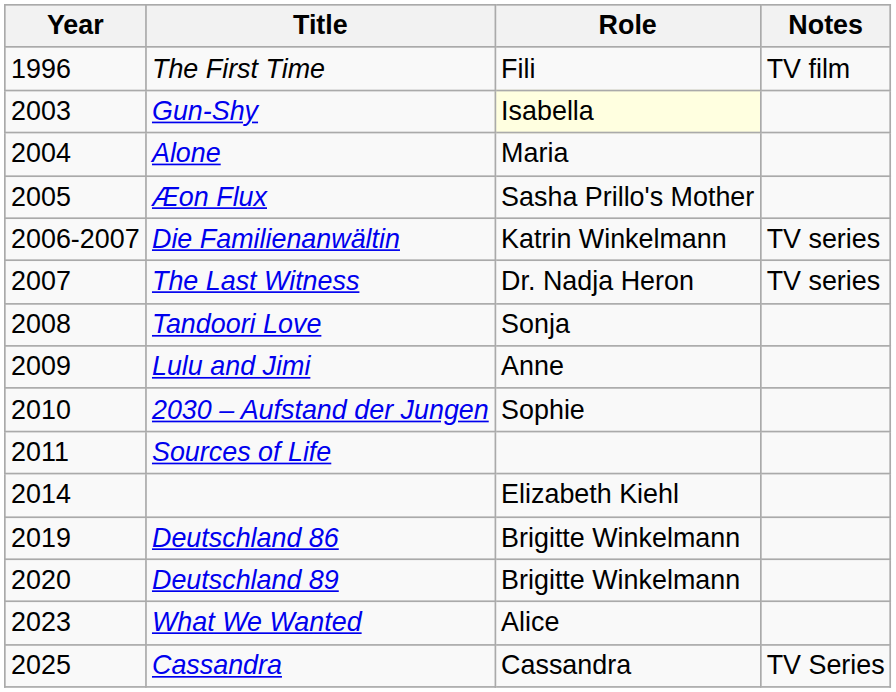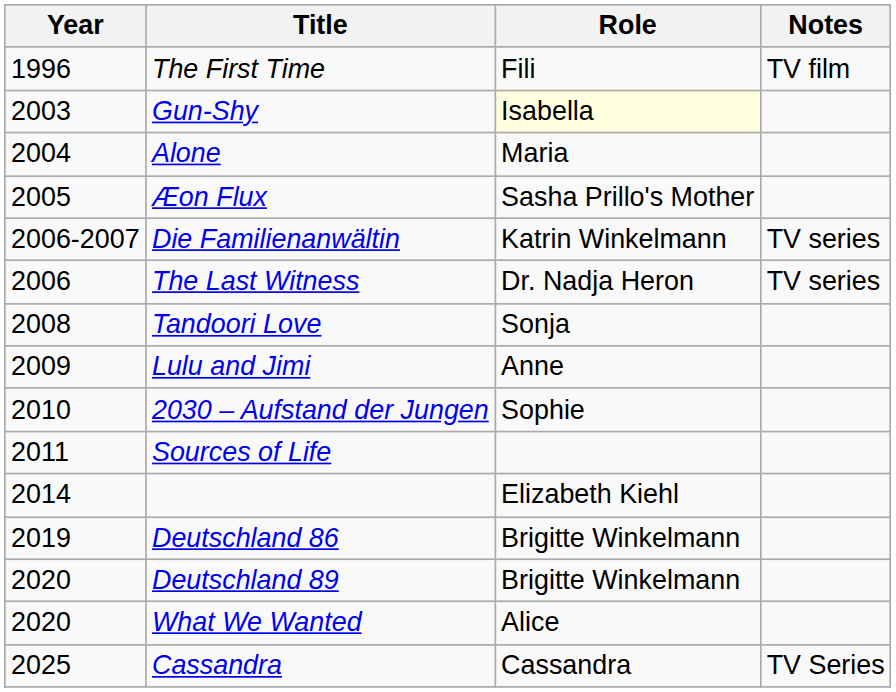(41, 281) 2007 -> (41, 281) 2006
(41, 622) 2023 -> (41, 622) 2020
